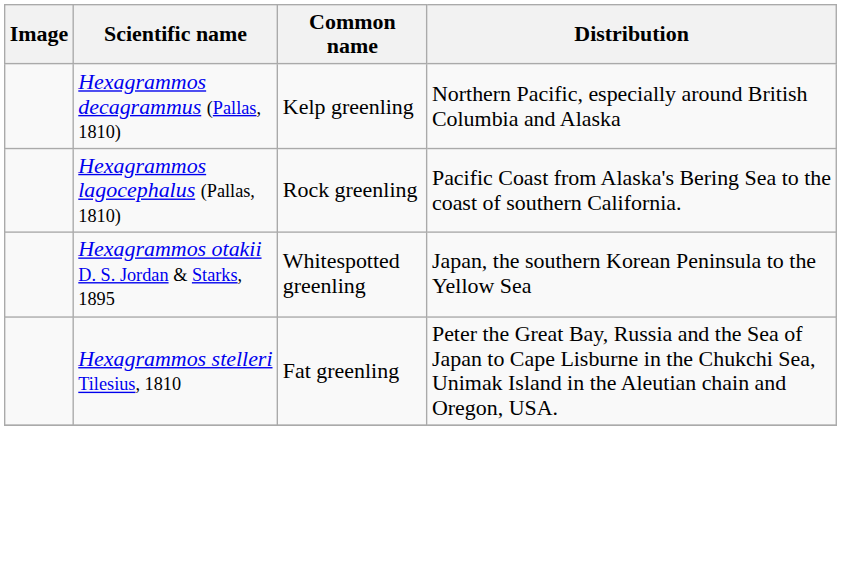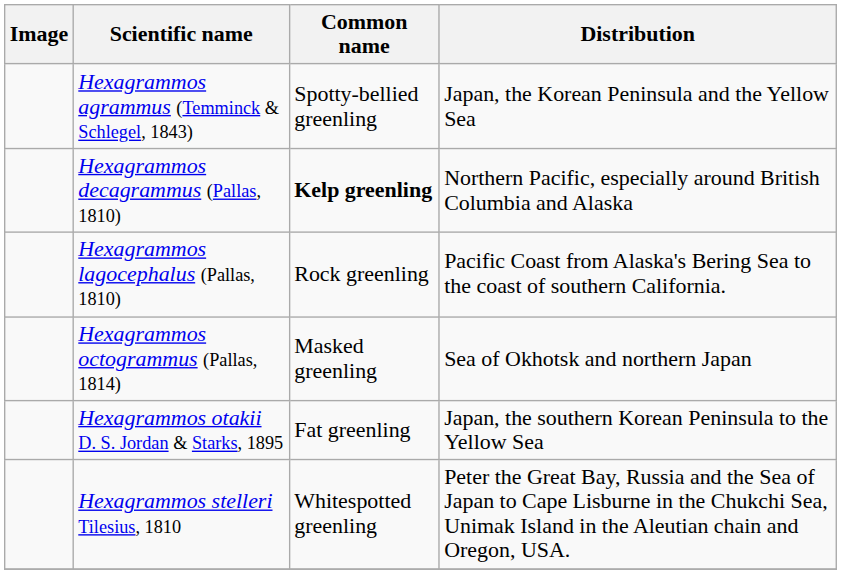+ row: (179, 105)
(348, 105) normal -> (363, 190) bold
+ row: (168, 358)
(341, 274) Whitespotted greenling -> (352, 429) Fat greenling
(341, 370) Fat greenling -> (353, 514) Whitespotted greenling
